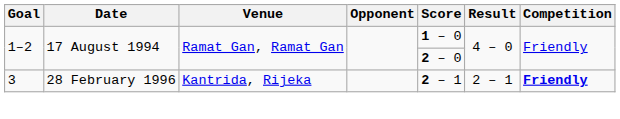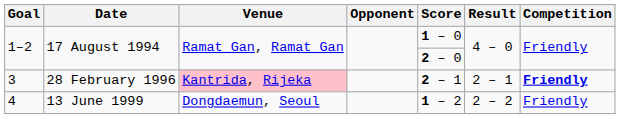(247, 81) no background -> (247, 81) pink background
+ row: (12, 103)
